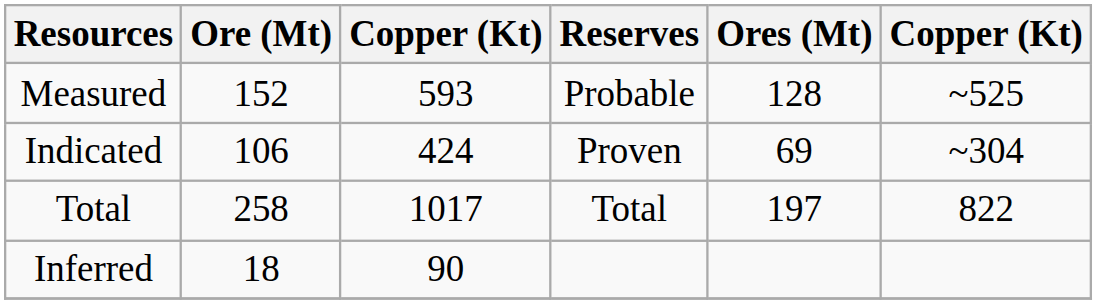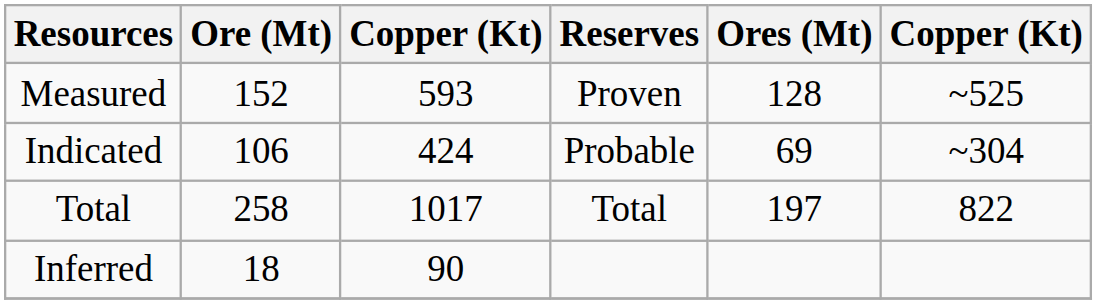(629, 92) Probable -> (629, 92) Proven
(629, 151) Proven -> (629, 151) Probable
